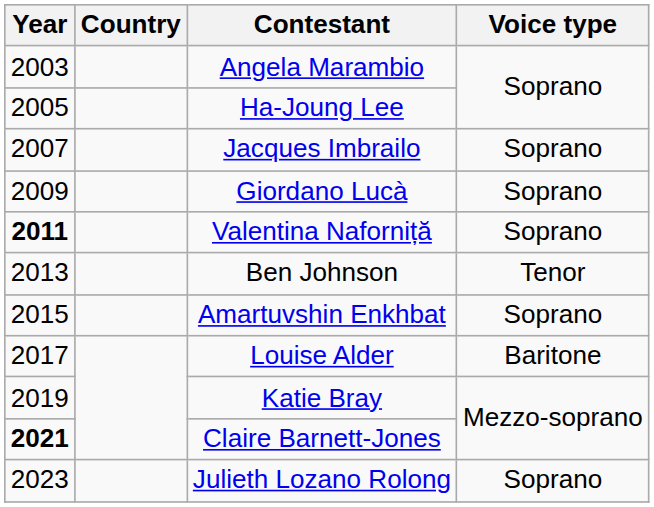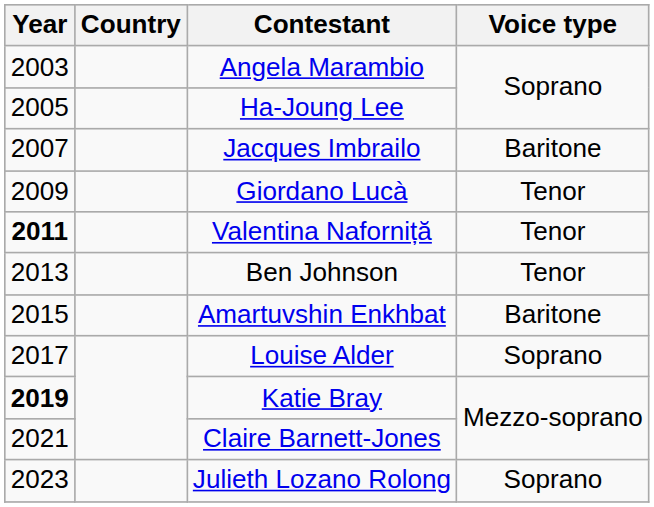(553, 149) Soprano -> (553, 149) Baritone
(553, 190) Soprano -> (553, 190) Tenor
(553, 231) Soprano -> (553, 231) Tenor
(553, 314) Soprano -> (553, 314) Baritone
(553, 356) Baritone -> (553, 356) Soprano
(40, 397) normal -> (40, 397) bold
(40, 438) bold -> (40, 438) normal
